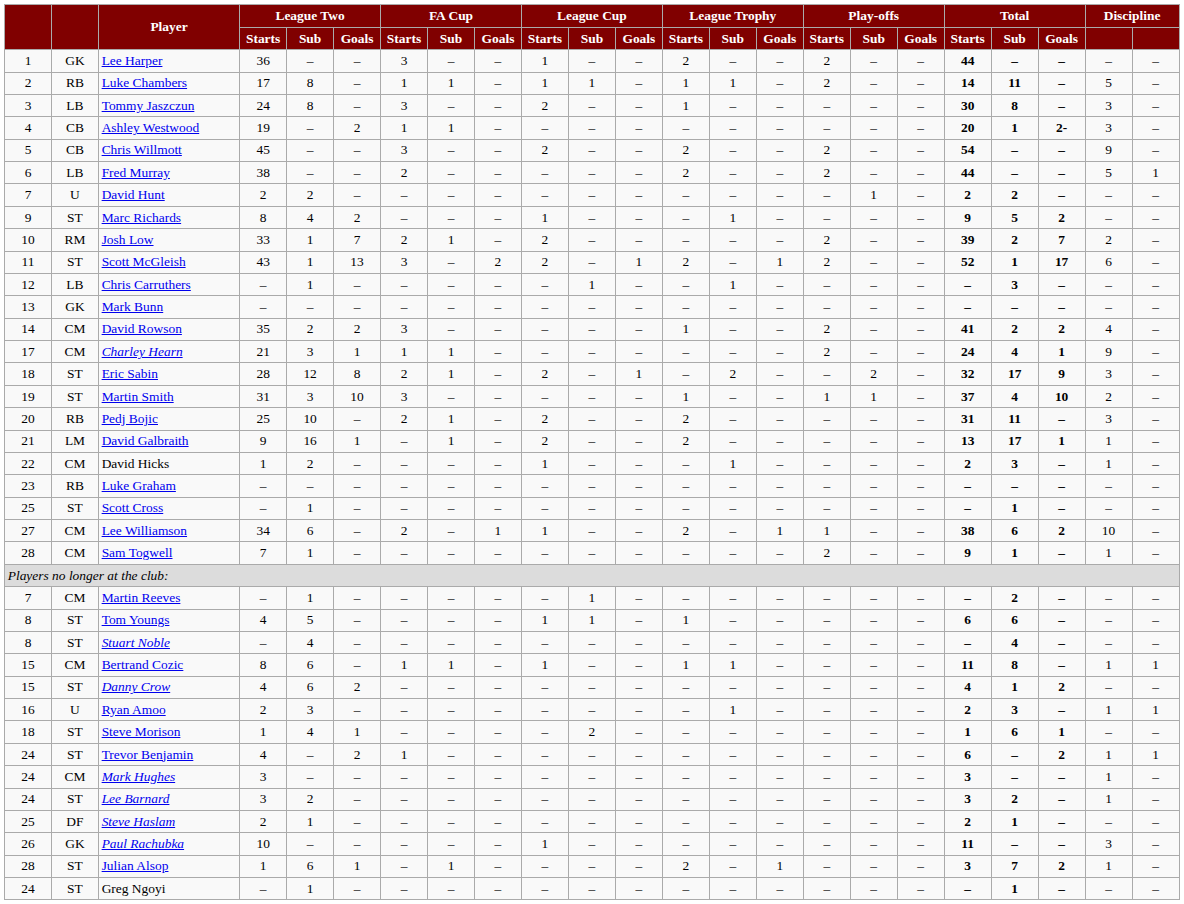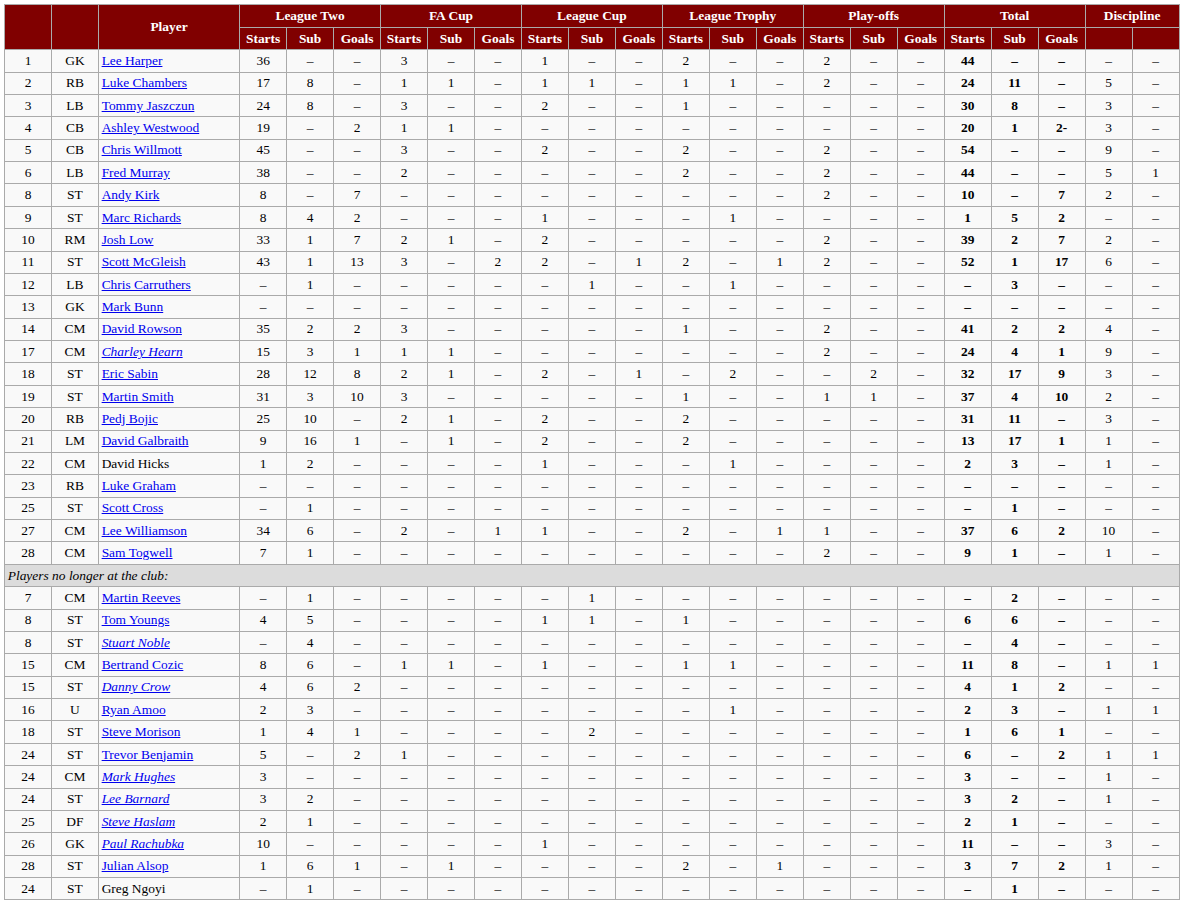(968, 83) 14 -> (968, 83) 24
- row: (133, 195)
+ row: (131, 195)
(968, 217) 9 -> (968, 217) 1
(263, 351) 21 -> (263, 351) 15
(968, 530) 38 -> (968, 530) 37
(263, 754) 4 -> (263, 754) 5
